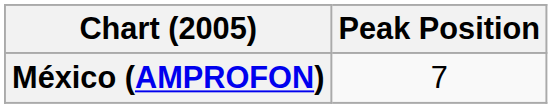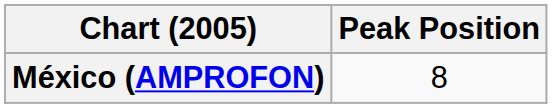(439, 77) 7 -> (439, 77) 8
